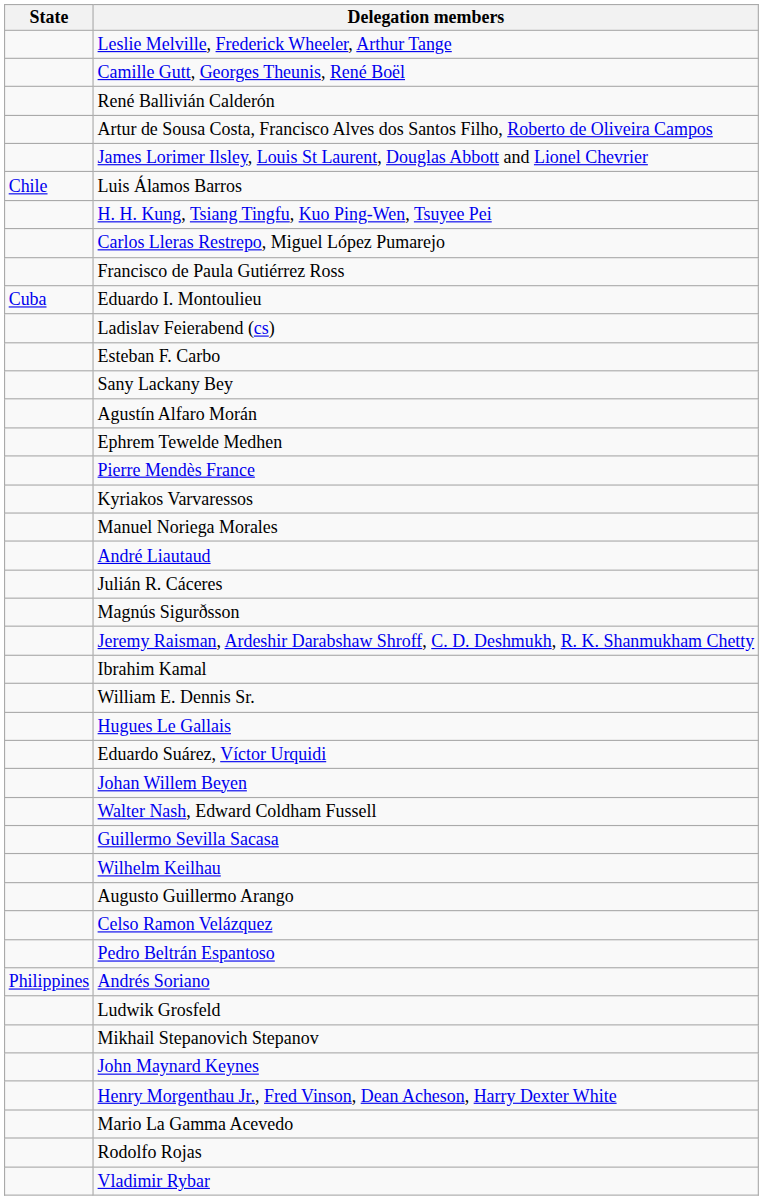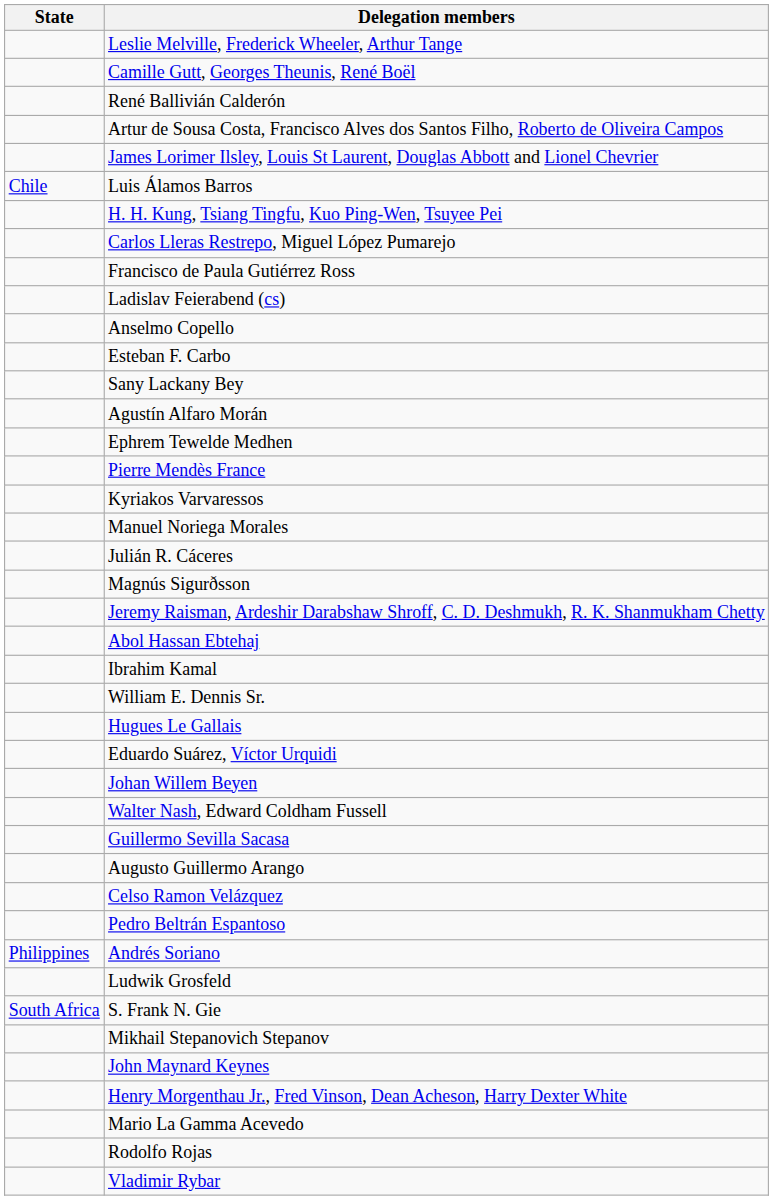- row: (179, 299)
+ row: (171, 328)
- row: (154, 555)
+ row: (184, 640)
- row: (159, 868)
+ row: (165, 1010)
